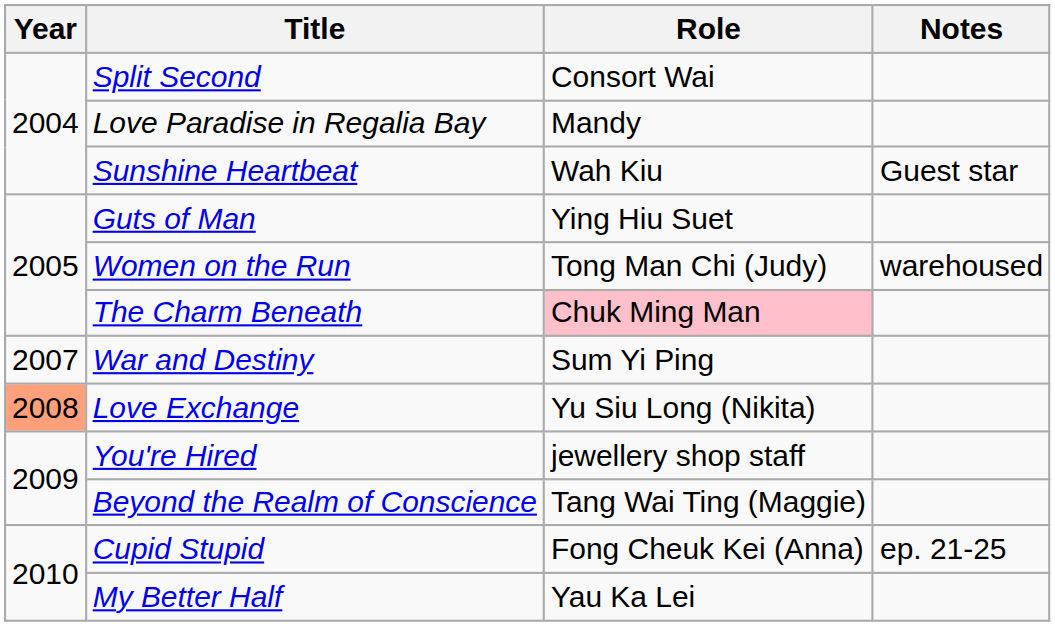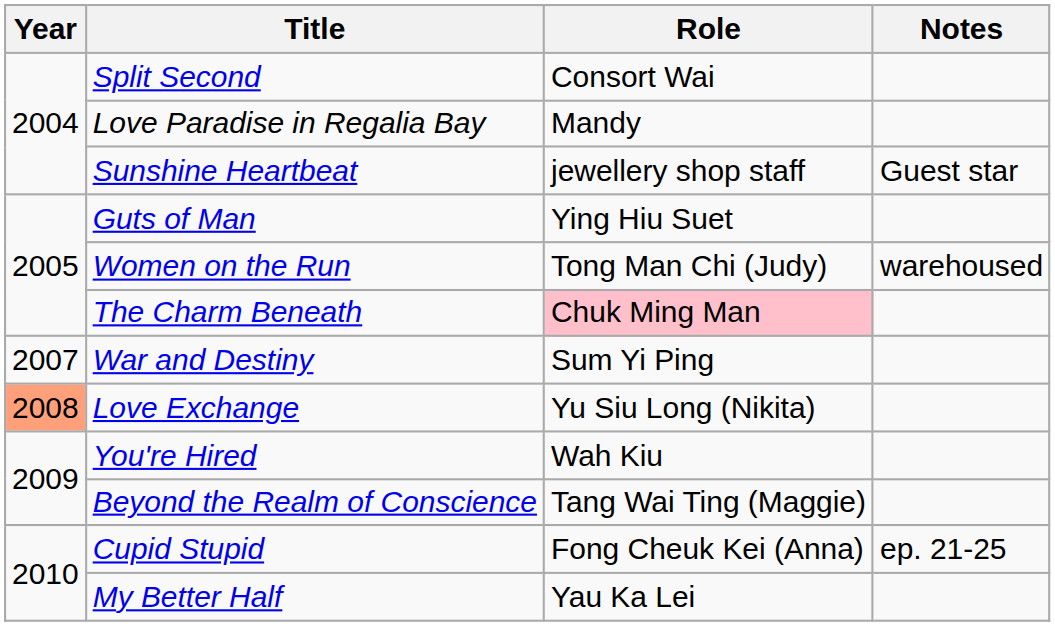(607, 171) Wah Kiu -> (678, 171) jewellery shop staff
(678, 455) jewellery shop staff -> (607, 455) Wah Kiu
